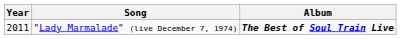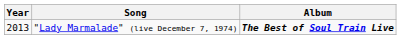(18, 27) 2011 -> (18, 27) 2013
